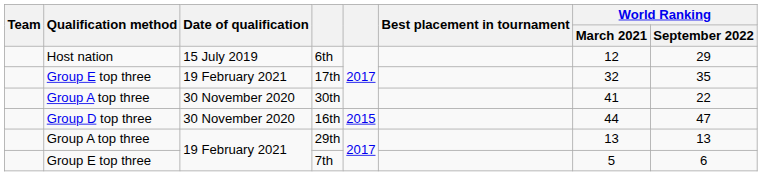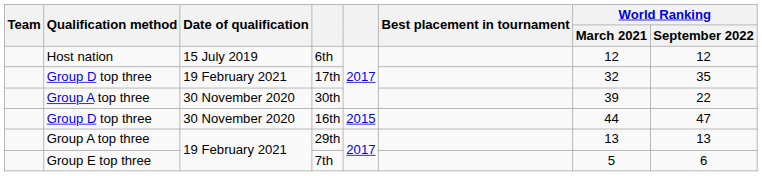(704, 56) 29 -> (704, 56) 12
(99, 77) Group E top three -> (99, 77) Group D top three
(611, 98) 41 -> (611, 98) 39
